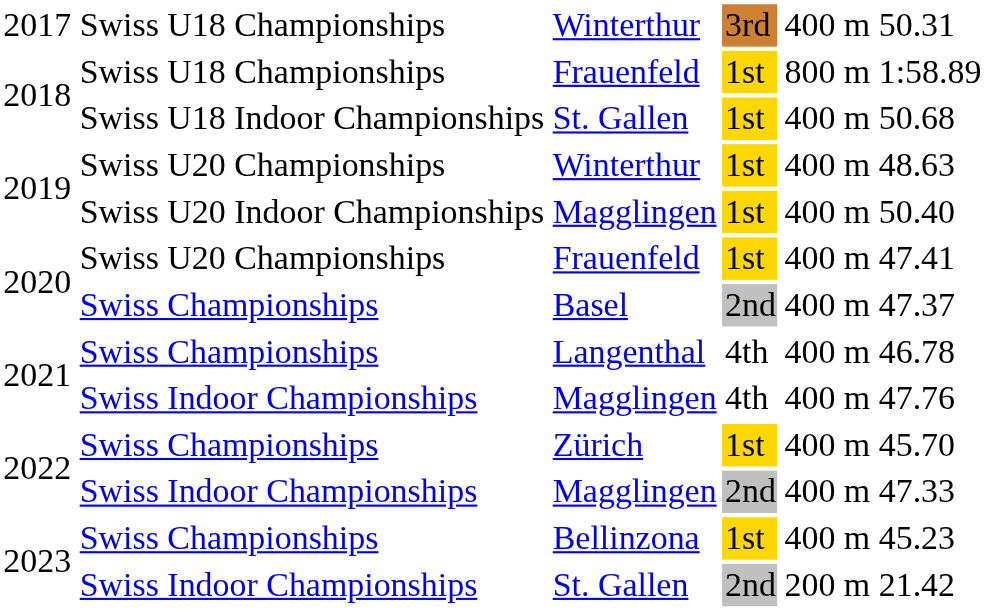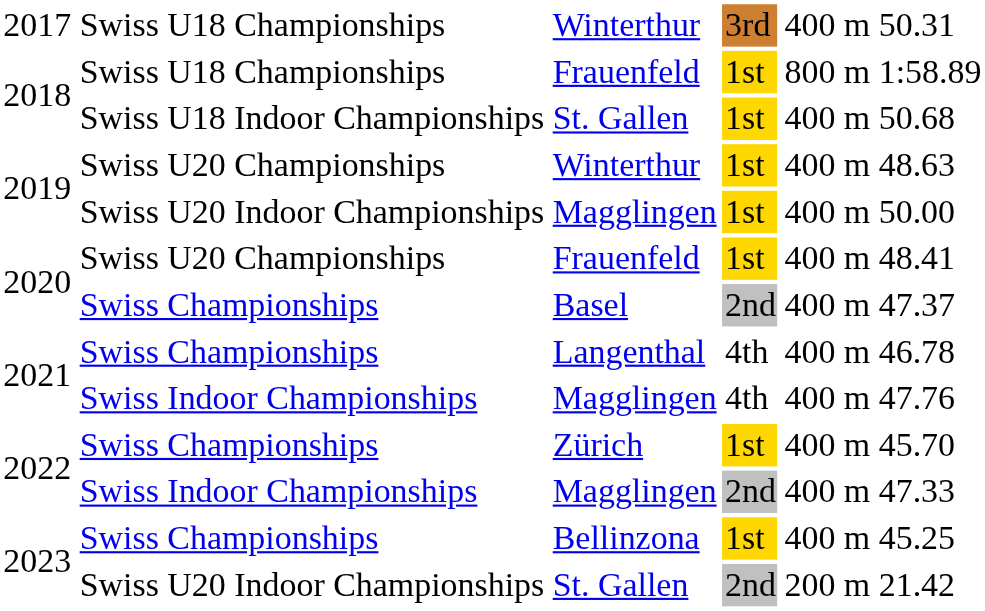(917, 211) 50.40 -> (917, 211) 50.00
(917, 258) 47.41 -> (917, 258) 48.41
(917, 537) 45.23 -> (917, 537) 45.25
(279, 584) Swiss Indoor Championships -> (312, 584) Swiss U20 Indoor Championships
